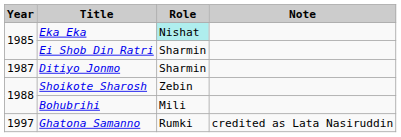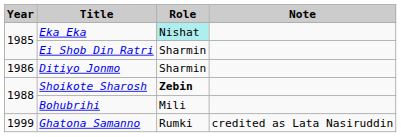(21, 68) 1987 -> (21, 68) 1986
(176, 86) normal -> (176, 86) bold
(21, 123) 1997 -> (21, 123) 1999
